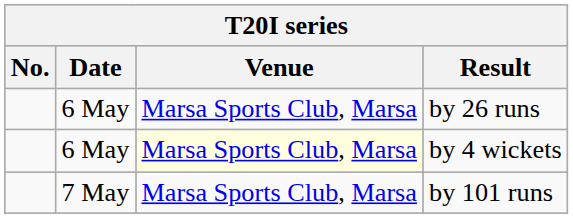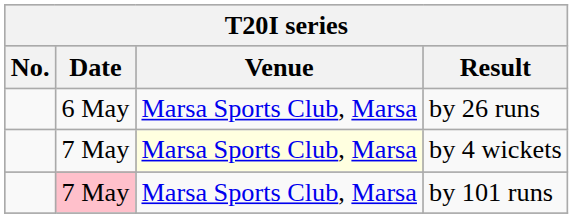(95, 150) 6 May -> (95, 150) 7 May
(95, 191) no background -> (95, 191) pink background
